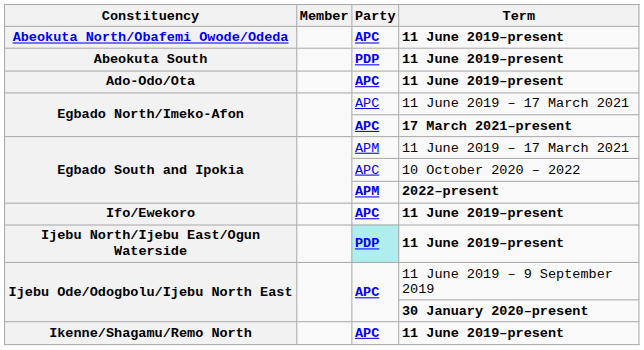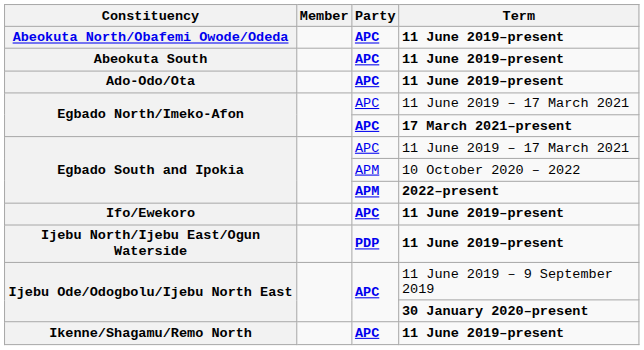(367, 60) PDP -> (367, 60) APC
(367, 148) APM -> (367, 148) APC
(367, 170) APC -> (367, 170) APM
(367, 244) paleturquoise background -> (367, 244) no background
